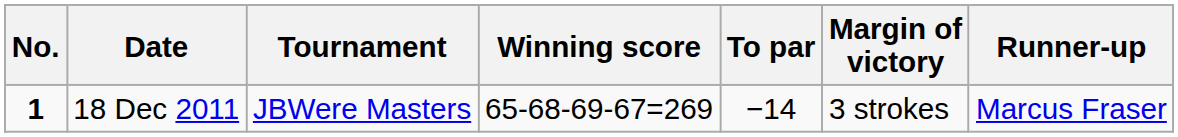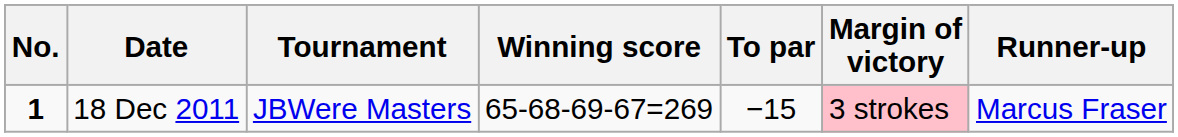(771, 109) −14 -> (771, 109) −15
(889, 109) no background -> (889, 109) pink background
